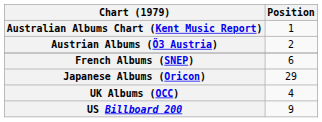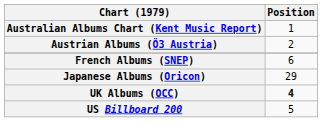(291, 93) normal -> (291, 93) bold
(291, 109) 9 -> (291, 109) 5
